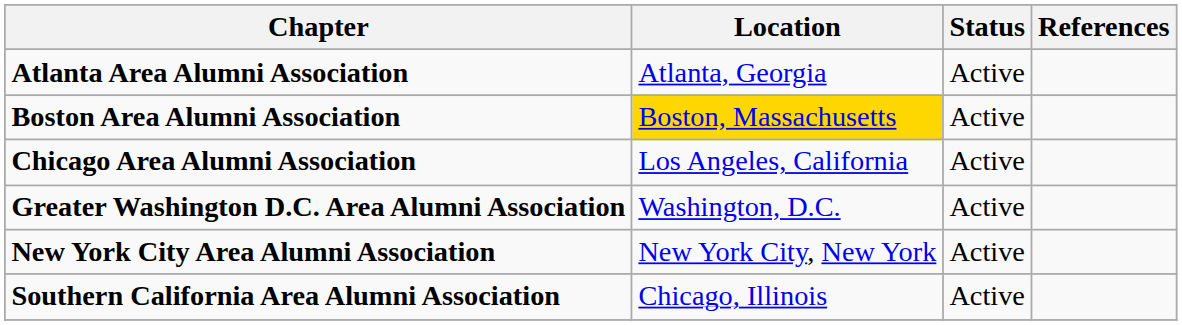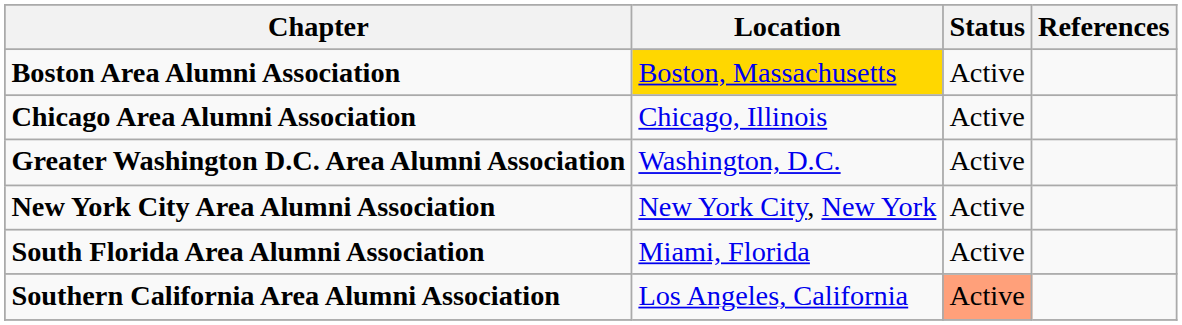- row: (210, 71)
(773, 161) Los Angeles, California -> (733, 116) Chicago, Illinois
+ row: (248, 251)
(733, 296) Chicago, Illinois -> (773, 296) Los Angeles, California
(987, 296) no background -> (987, 296) lightsalmon background
